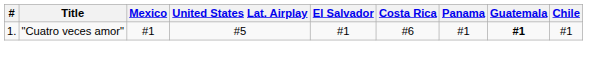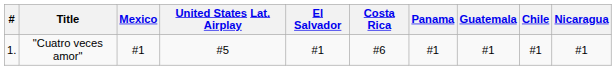+ column: (582, 19)
(519, 31) bold -> (488, 50) normal
